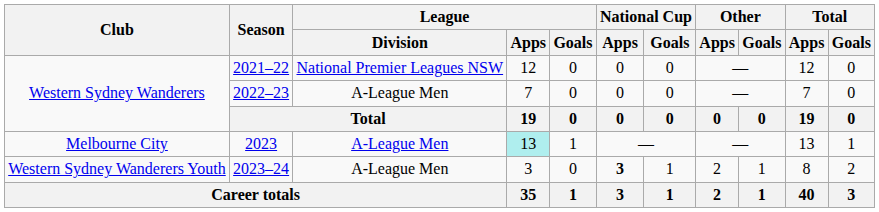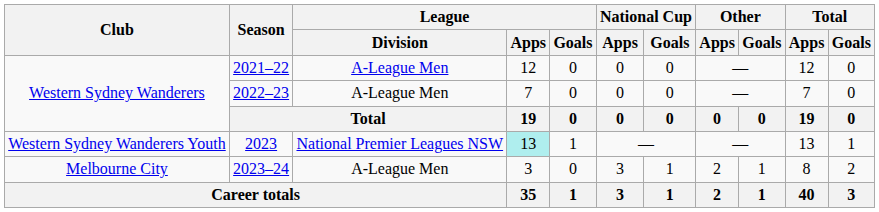(400, 67) National Premier Leagues NSW -> (400, 67) A-League Men
(117, 144) Melbourne City -> (117, 144) Western Sydney Wanderers Youth
(400, 144) A-League Men -> (400, 144) National Premier Leagues NSW
(117, 169) Western Sydney Wanderers Youth -> (117, 169) Melbourne City
(620, 169) bold -> (620, 169) normal
